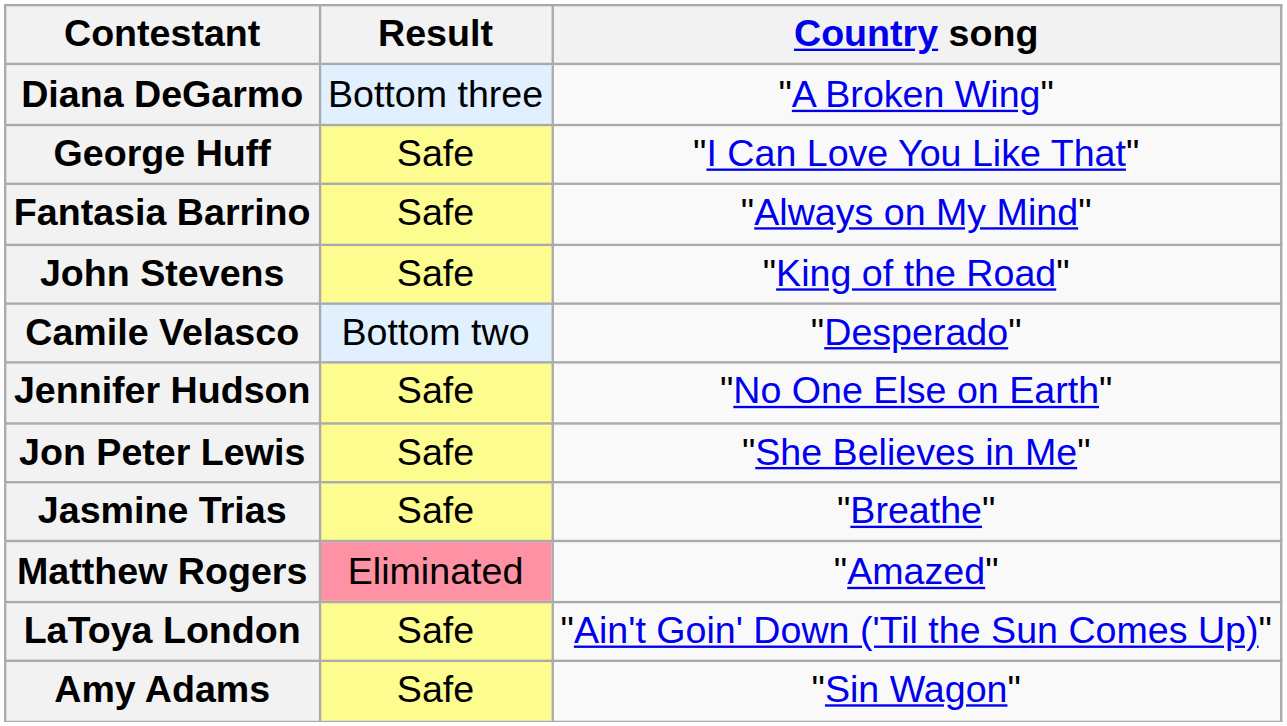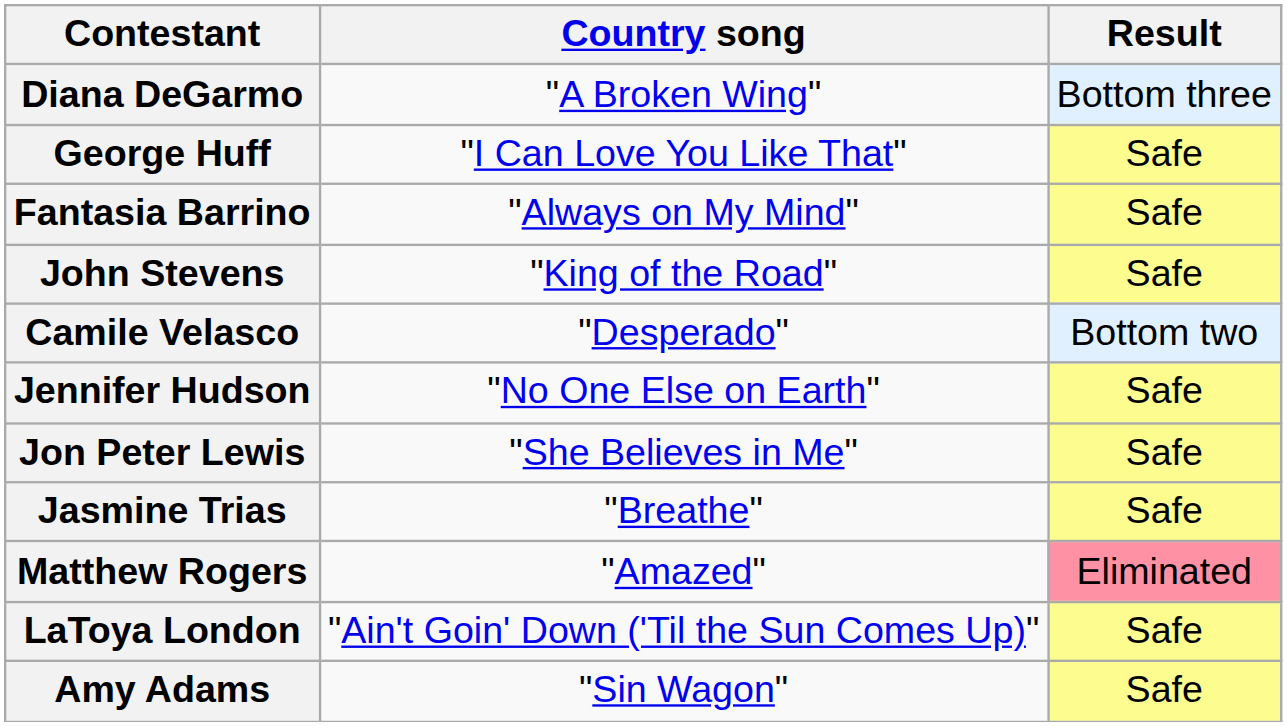columns swapped: (916, 34) <-> (436, 34)
